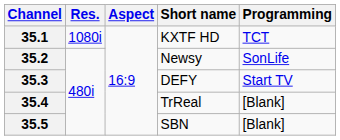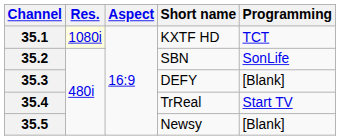(85, 37) no background -> (85, 37) lightyellow background
(181, 59) Newsy -> (175, 59) SBN
(268, 80) Start TV -> (264, 80) [Blank]
(264, 102) [Blank] -> (268, 102) Start TV
(175, 124) SBN -> (181, 124) Newsy
